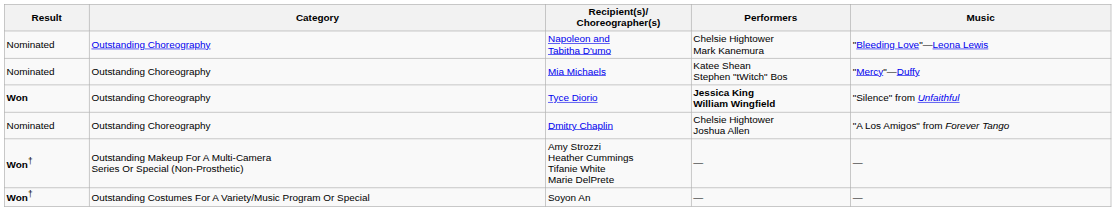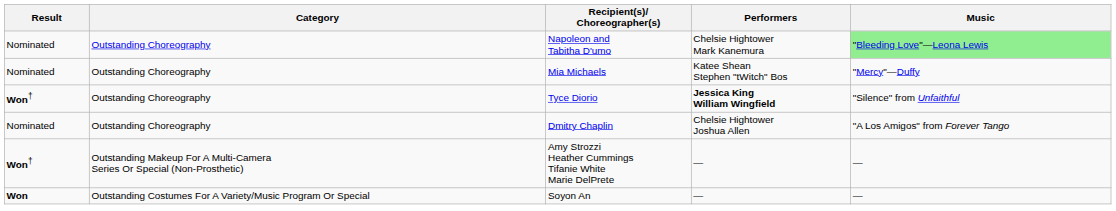(921, 44) no background -> (921, 44) lightgreen background
(17, 98) Won -> (20, 98) Won†
(20, 197) Won† -> (17, 196) Won
